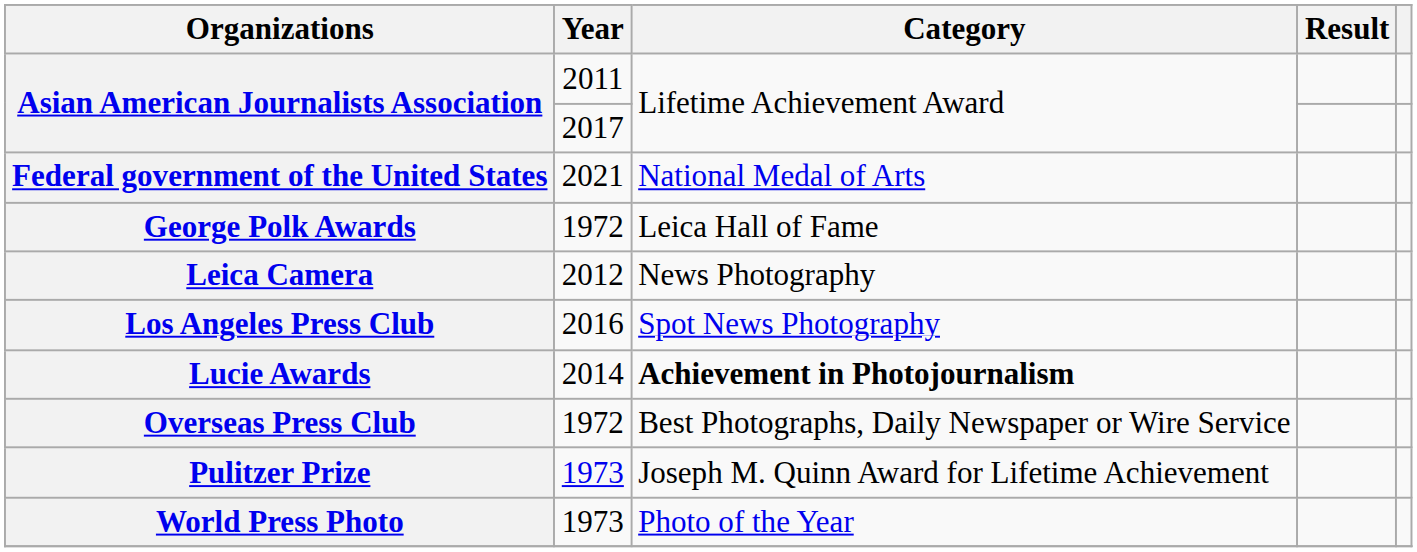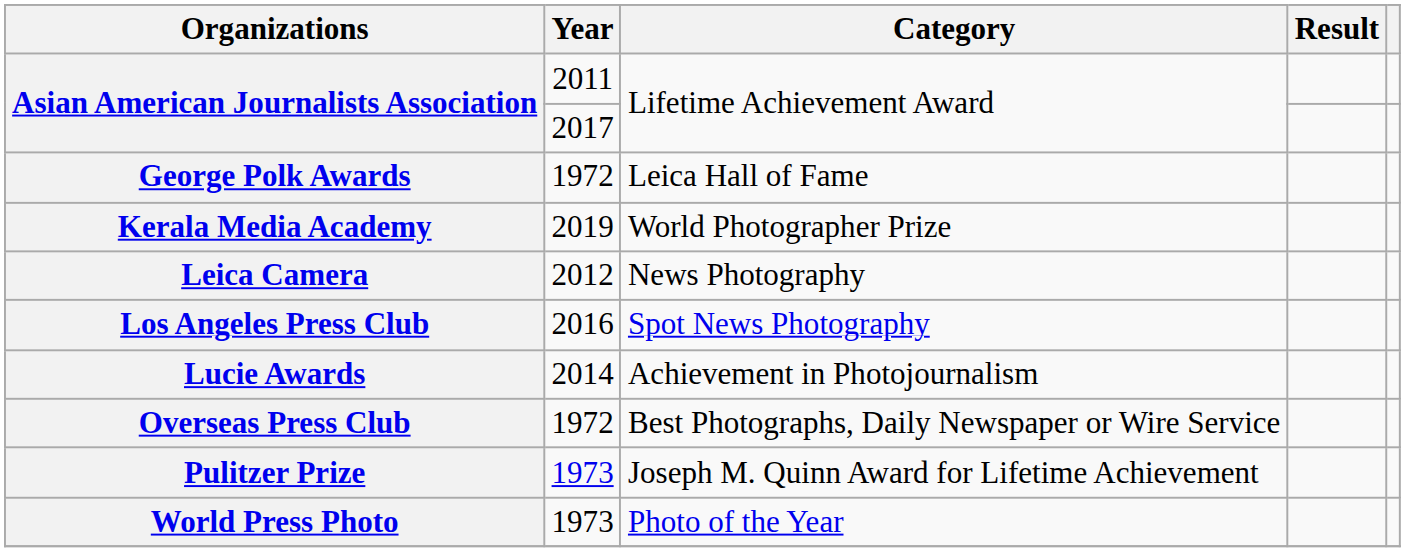- row: (280, 176)
+ row: (275, 226)
(856, 373) bold -> (833, 373) normal
